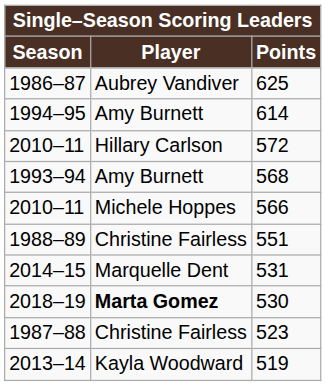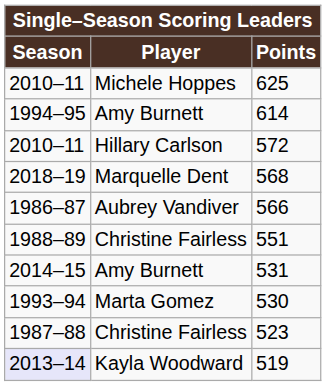(47, 83) 1986–87 -> (47, 83) 2010–11
(167, 83) Aubrey Vandiver -> (165, 83) Michele Hoppes
(47, 176) 1993–94 -> (47, 176) 2018–19
(149, 176) Amy Burnett -> (162, 176) Marquelle Dent
(47, 208) 2010–11 -> (47, 208) 1986–87
(165, 208) Michele Hoppes -> (167, 208) Aubrey Vandiver
(162, 270) Marquelle Dent -> (149, 270) Amy Burnett
(47, 301) 2018–19 -> (47, 301) 1993–94
(157, 301) bold -> (154, 301) normal
(47, 364) no background -> (47, 364) lavender background
